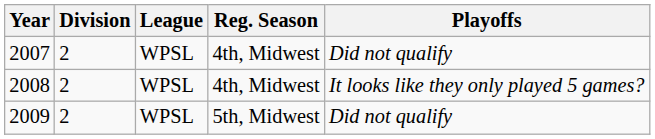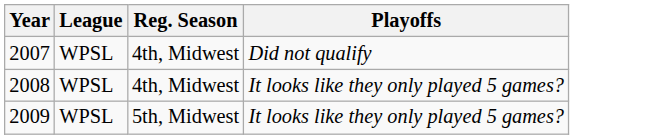- column: (95, 20)
(391, 117) Did not qualify -> (406, 117) It looks like they only played 5 games?
